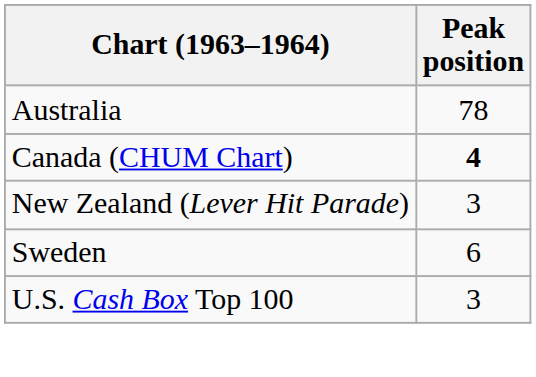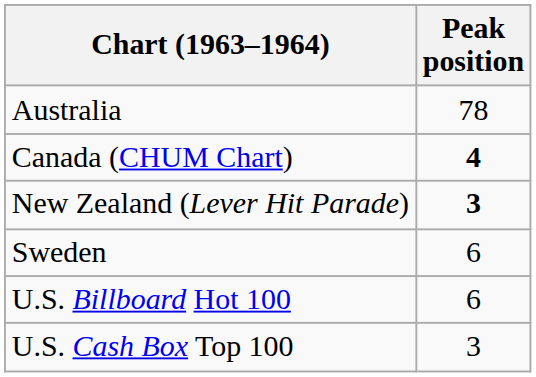(473, 204) normal -> (473, 204) bold
+ row: (151, 299)
